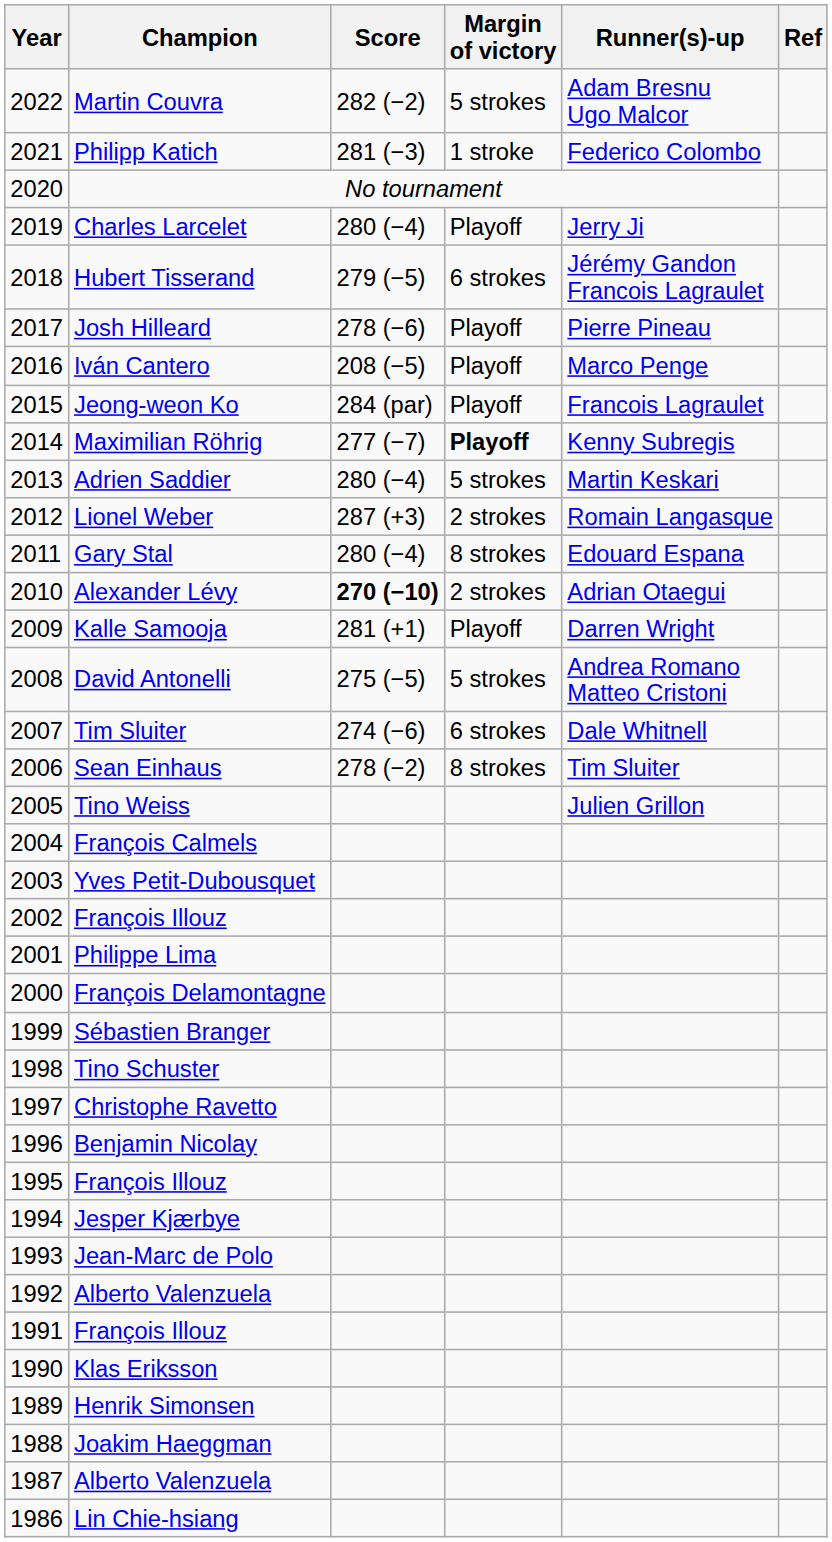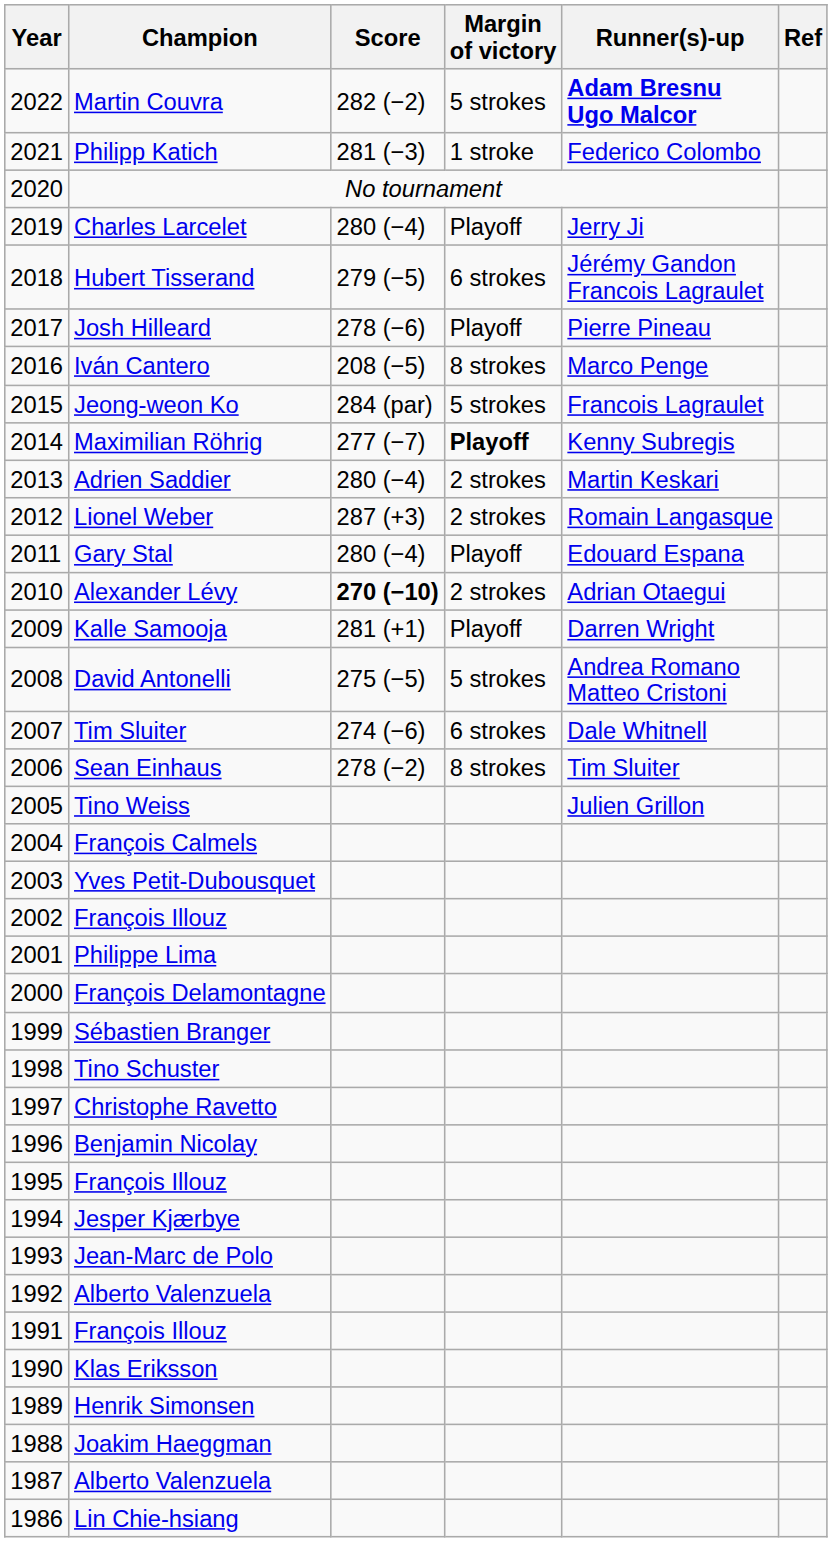(639, 101) normal -> (644, 101) bold
(486, 366) Playoff -> (498, 366) 8 strokes
(486, 404) Playoff -> (498, 404) 5 strokes
(498, 479) 5 strokes -> (498, 479) 2 strokes
(498, 554) 8 strokes -> (486, 554) Playoff
